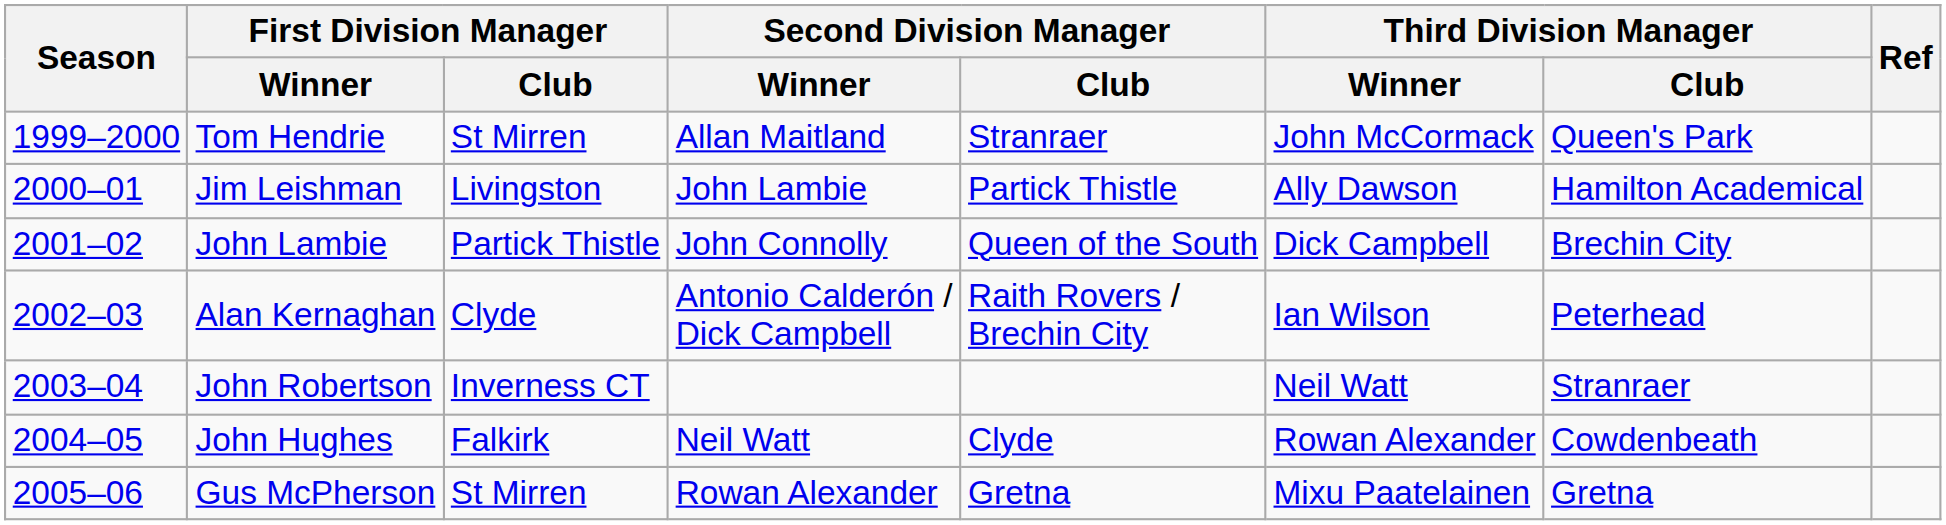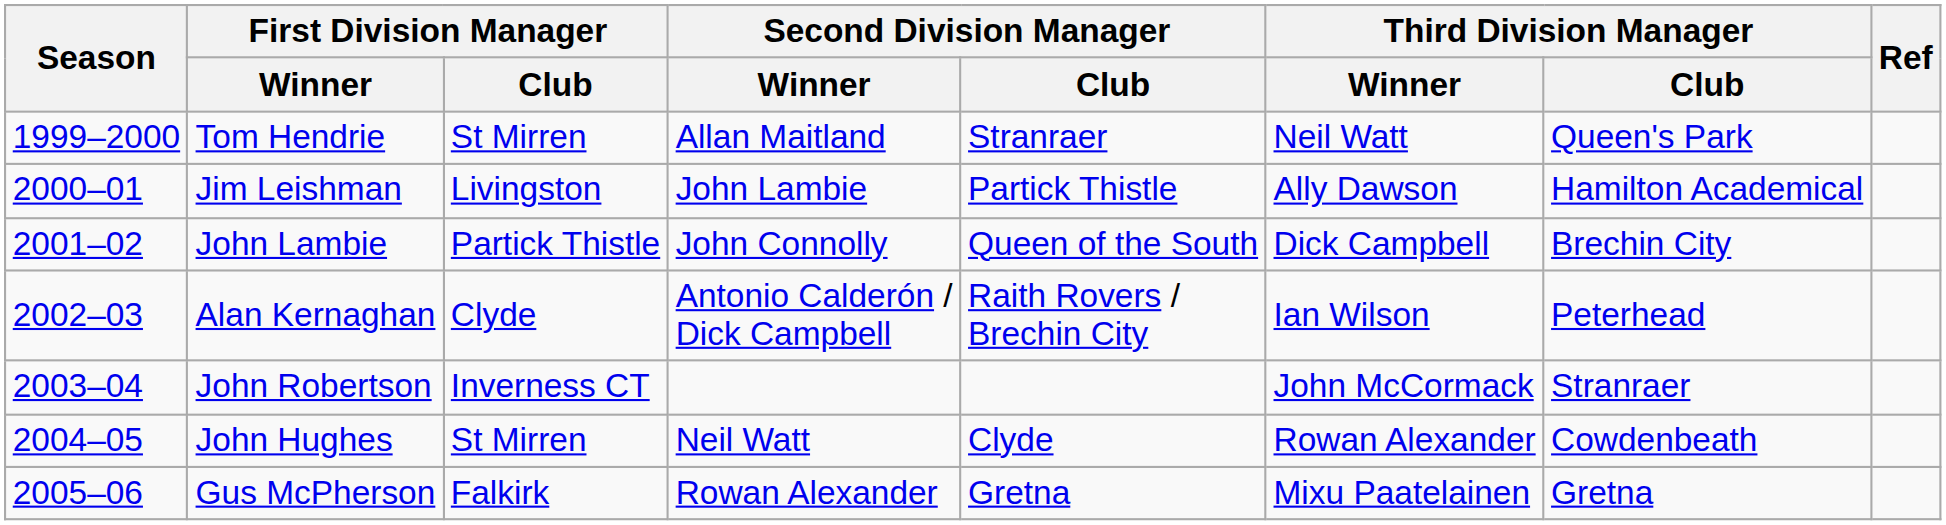(1404, 137) John McCormack -> (1341, 137) Neil Watt
(1341, 386) Neil Watt -> (1404, 386) John McCormack
(500, 439) Falkirk -> (519, 439) St Mirren
(519, 492) St Mirren -> (500, 492) Falkirk
